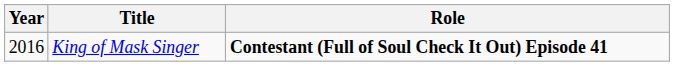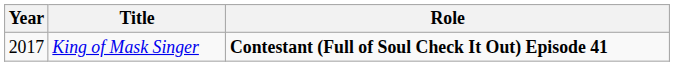(26, 46) 2016 -> (26, 46) 2017
